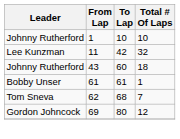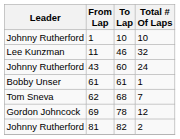(122, 52) 42 -> (122, 52) 46
(143, 67) 18 -> (143, 67) 24
(122, 112) 80 -> (122, 112) 78
+ row: (94, 127)
